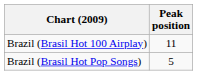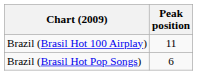(171, 61) 5 -> (171, 61) 6
